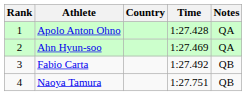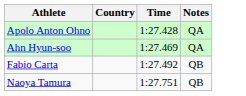- column: (20, 13)
